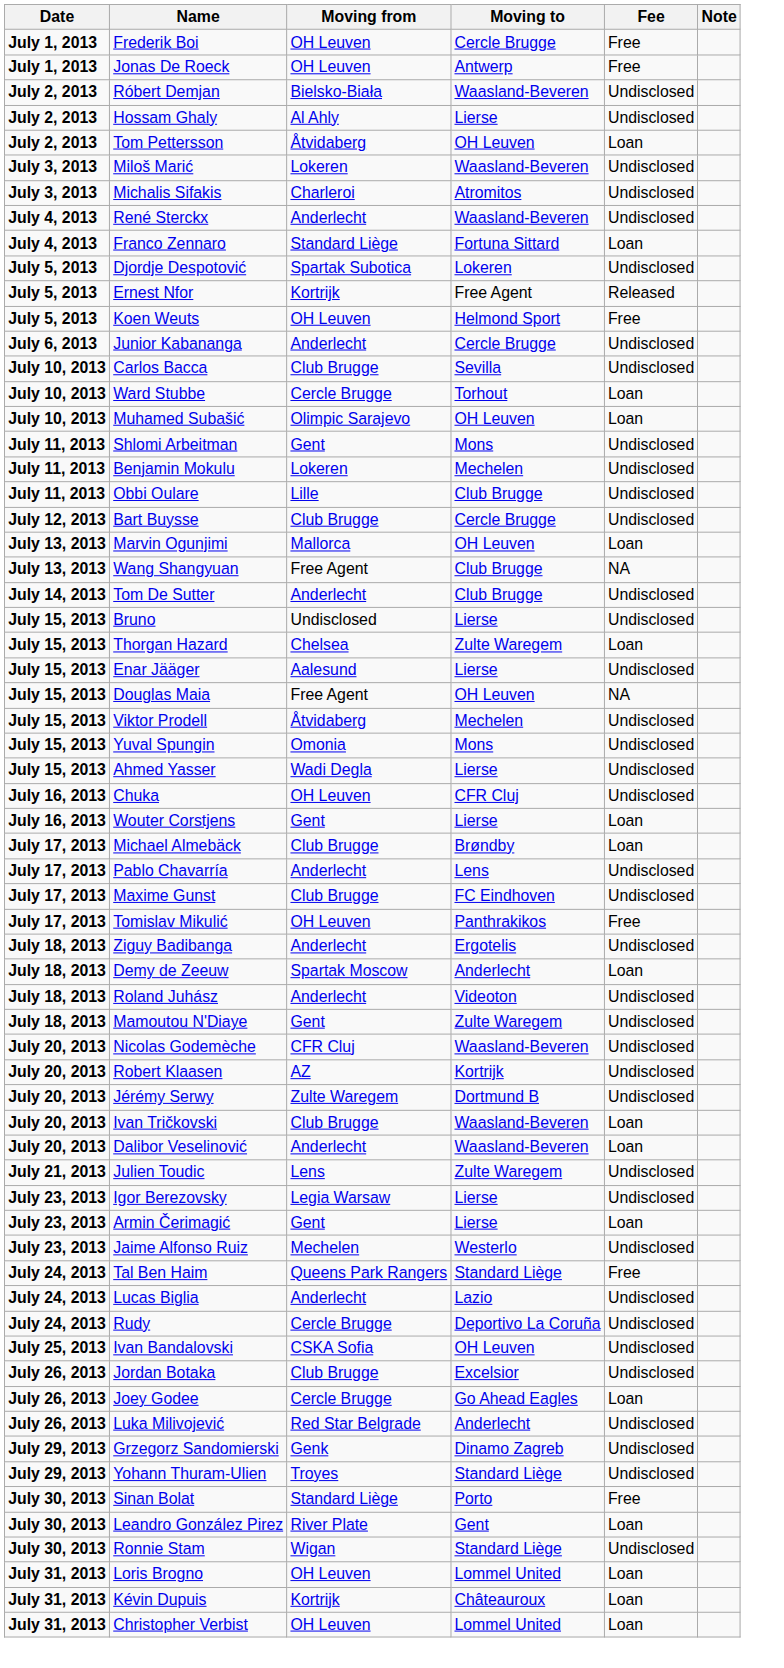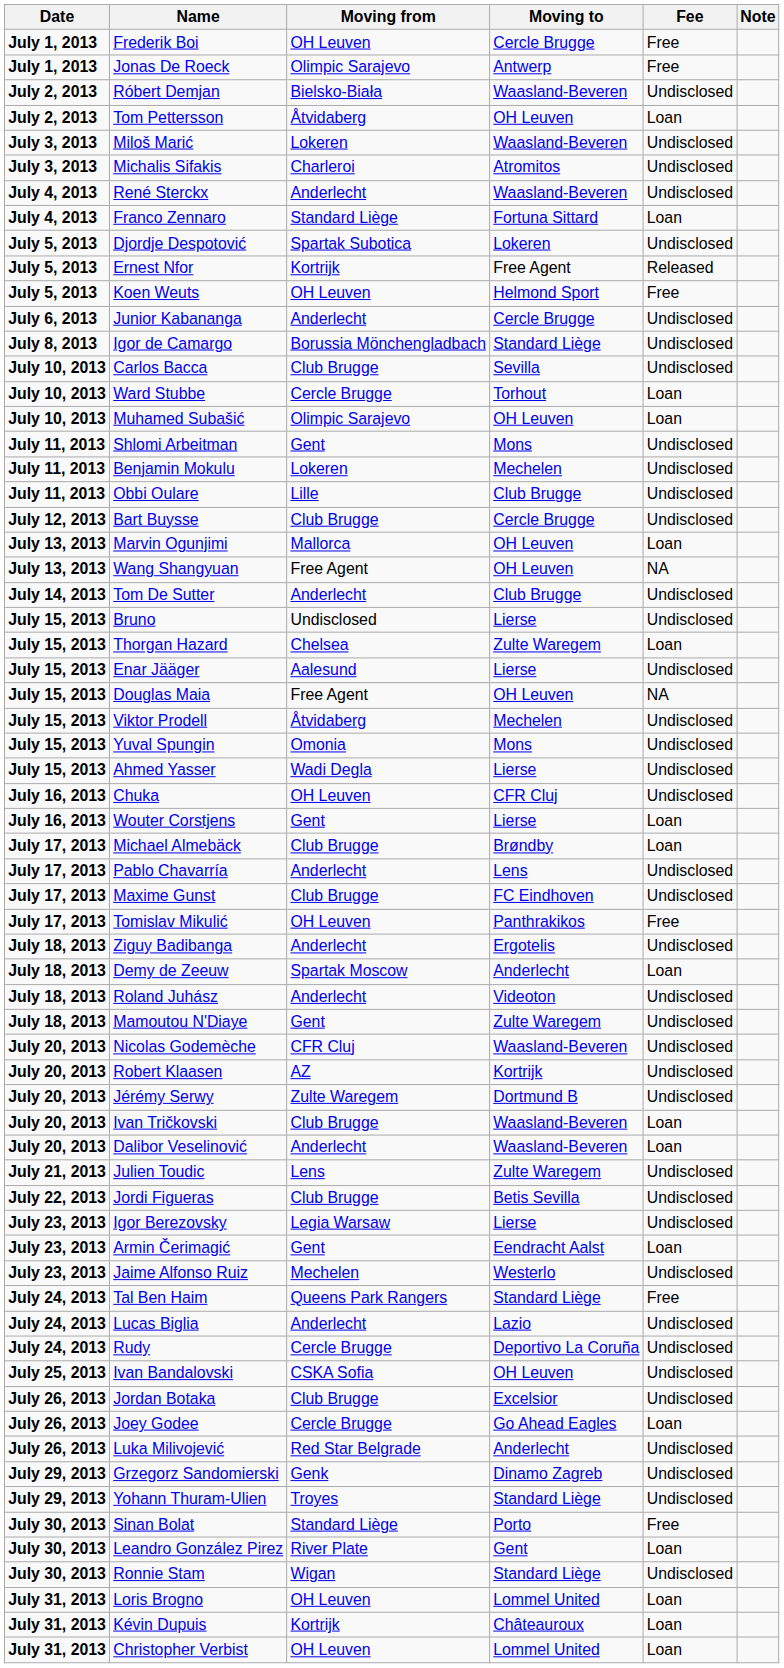(331, 67) OH Leuven -> (350, 67) Olimpic Sarajevo
- row: (165, 117)
+ row: (173, 343)
(499, 569) Club Brugge -> (533, 569) OH Leuven
+ row: (163, 1197)
(476, 1222) Lierse -> (549, 1248) Eendracht Aalst
